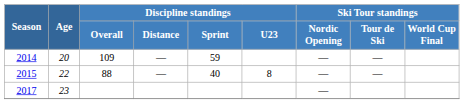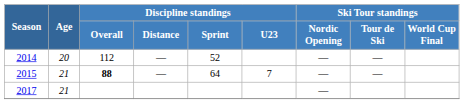(107, 57) 109 -> (107, 57) 112
(215, 57) 59 -> (215, 57) 52
(64, 74) 22 -> (64, 74) 21
(107, 74) normal -> (107, 74) bold
(215, 74) 40 -> (215, 74) 64
(269, 74) 8 -> (269, 74) 7
(64, 91) 23 -> (64, 91) 21
